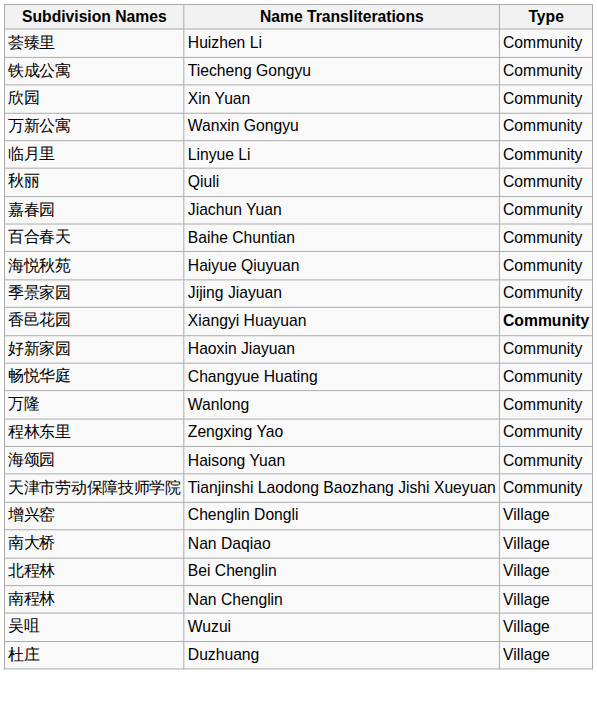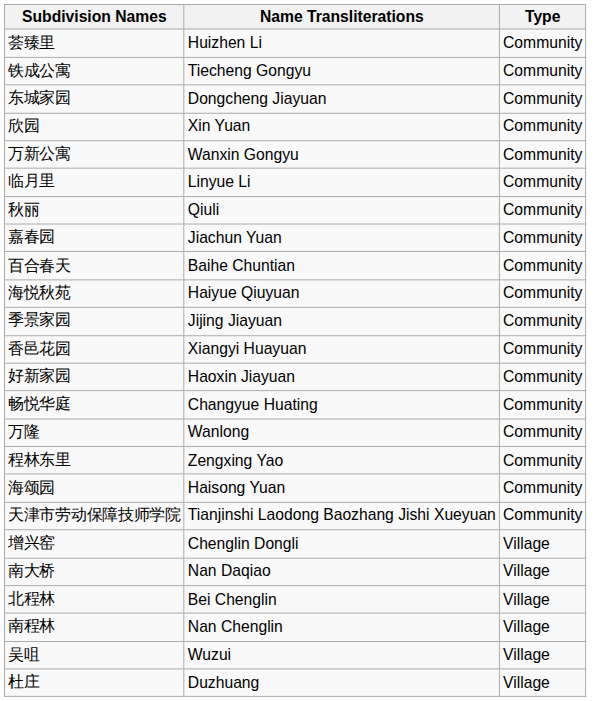+ row: (39, 98)
(546, 321) bold -> (543, 349) normal
